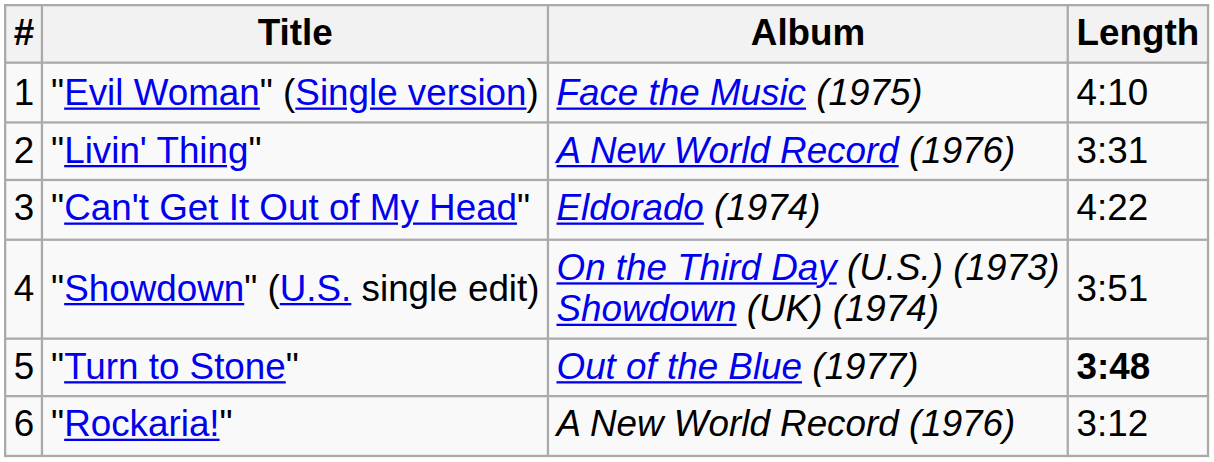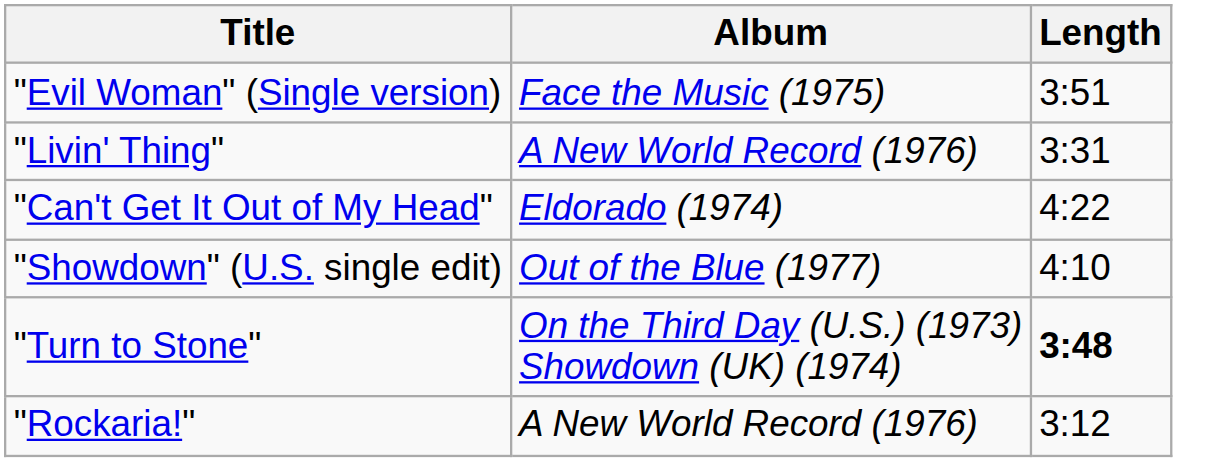- column: (24, 33)
(1112, 92) 4:10 -> (1075, 92) 3:51
(808, 287) On the Third Day (U.S.) (1973) Showdown (UK) (1974) -> (700, 267) Out of the Blue (1977)
(1112, 287) 3:51 -> (1075, 267) 4:10
(738, 366) Out of the Blue (1977) -> (771, 346) On the Third Day (U.S.) (1973) Showdown (UK) (1974)
